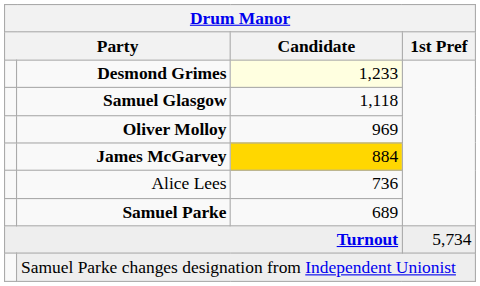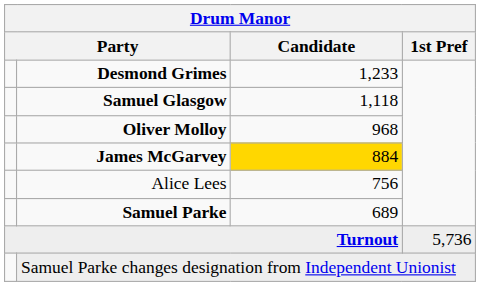(378, 73) lightyellow background -> (378, 73) no background
(385, 128) 969 -> (385, 128) 968
(385, 184) 736 -> (385, 184) 756
(452, 239) 5,734 -> (452, 239) 5,736
